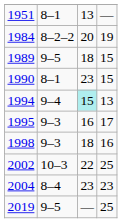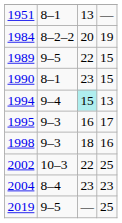(87, 57) 18 -> (87, 57) 22
